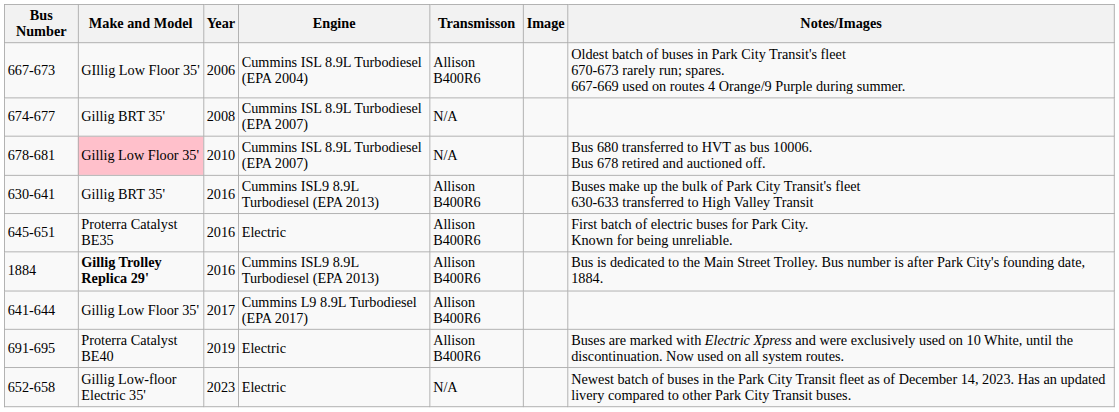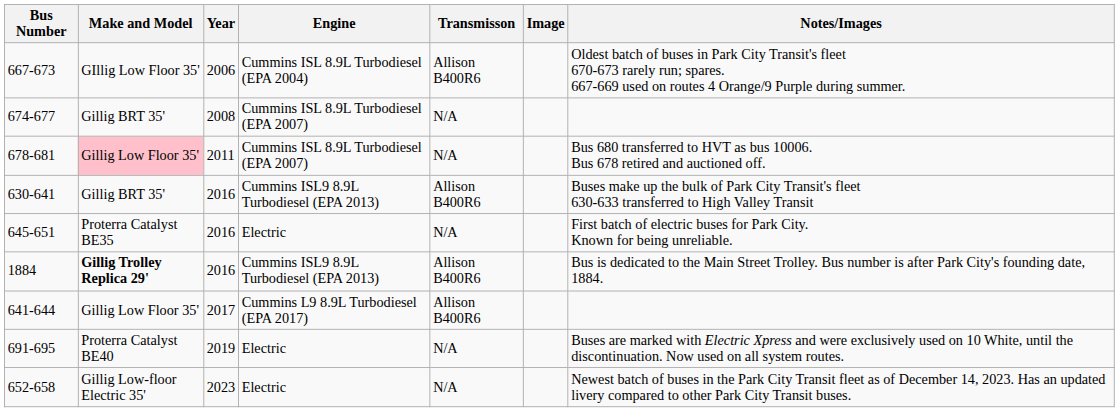(221, 155) 2010 -> (221, 155) 2011
(457, 232) Allison B400R6 -> (445, 232) N/A
(457, 348) Allison B400R6 -> (445, 348) N/A
